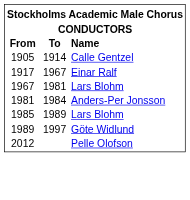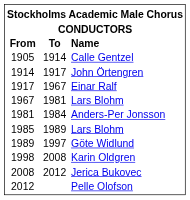+ row: (23, 72)
+ row: (23, 158)
+ row: (23, 172)
